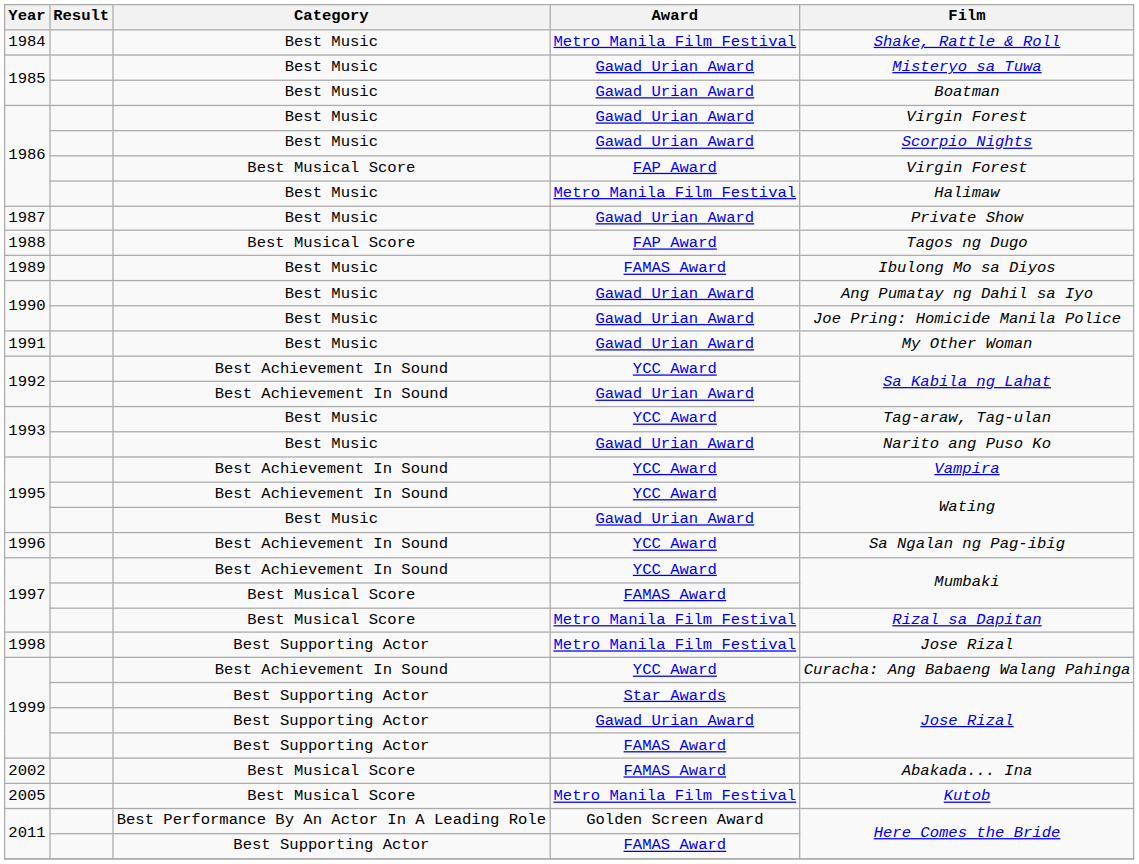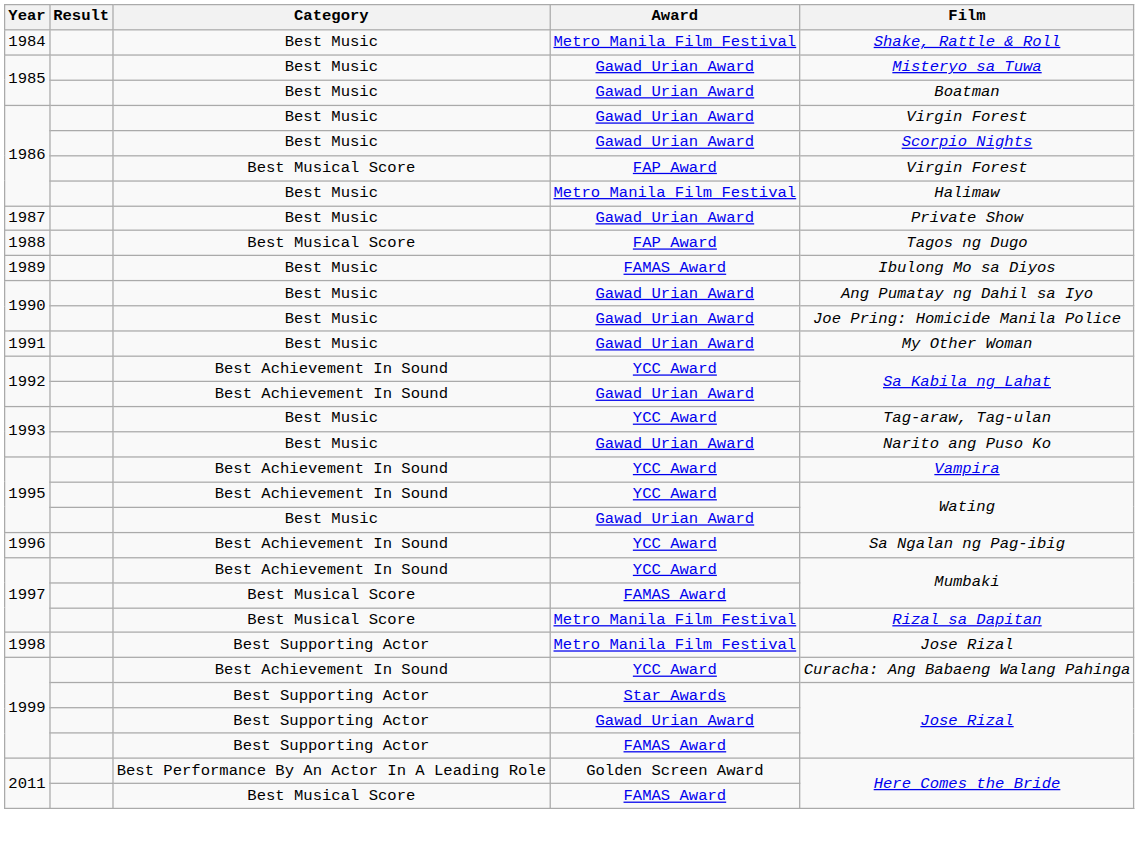- row: (27, 771)
- row: (27, 796)
(331, 847) Best Supporting Actor -> (331, 796) Best Musical Score
